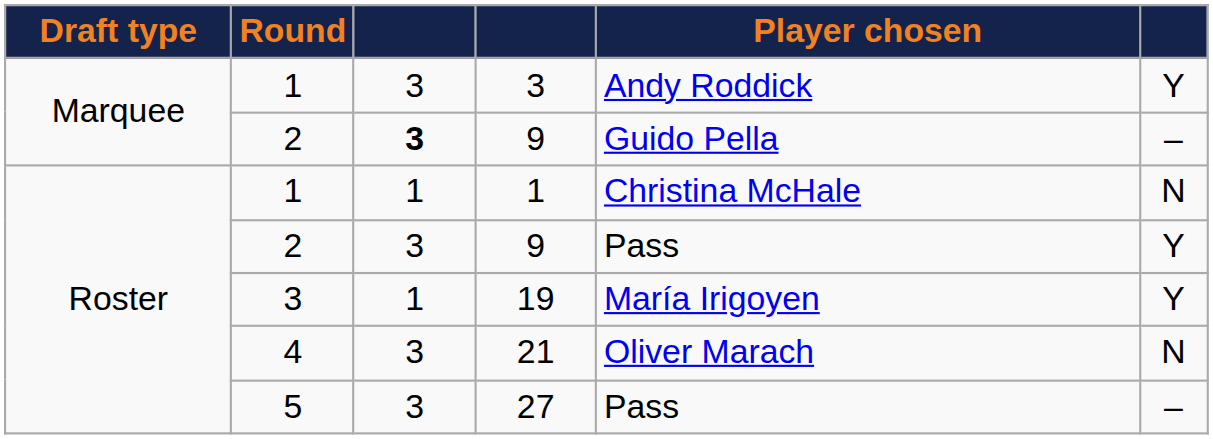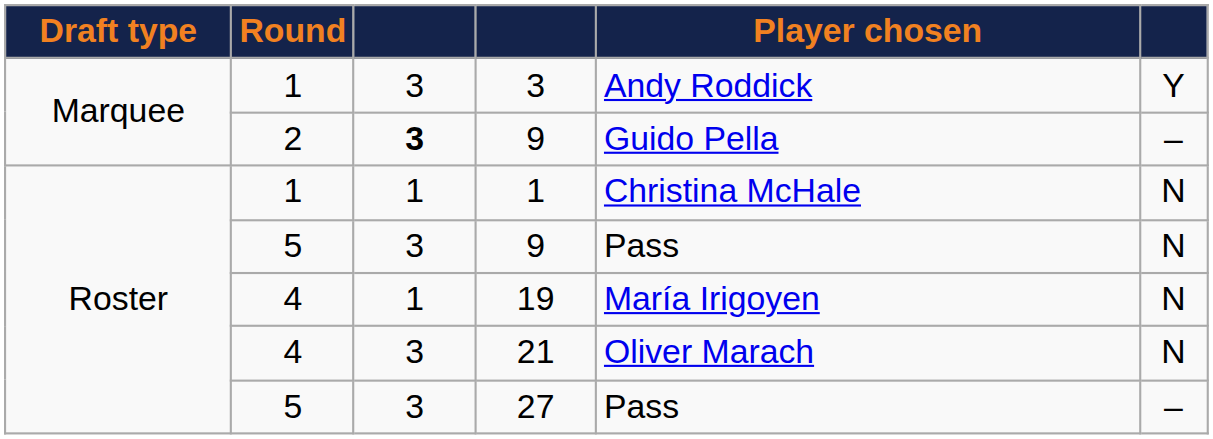(293, 245) 2 -> (293, 245) 5
(1173, 245) Y -> (1173, 245) N
(293, 298) 3 -> (293, 298) 4
(1173, 298) Y -> (1173, 298) N
